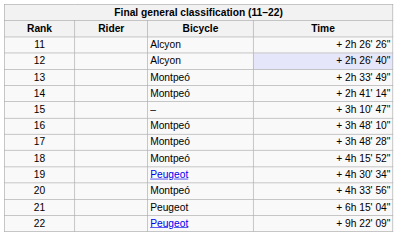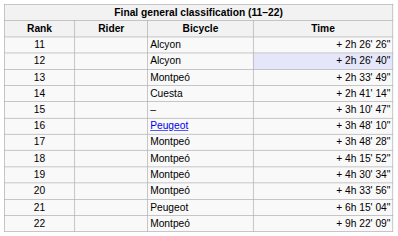(170, 93) Montpeó -> (166, 93) Cuesta
(170, 126) Montpeó -> (169, 126) Peugeot
(169, 175) Peugeot -> (170, 175) Montpeó
(169, 223) Peugeot -> (170, 223) Montpeó
